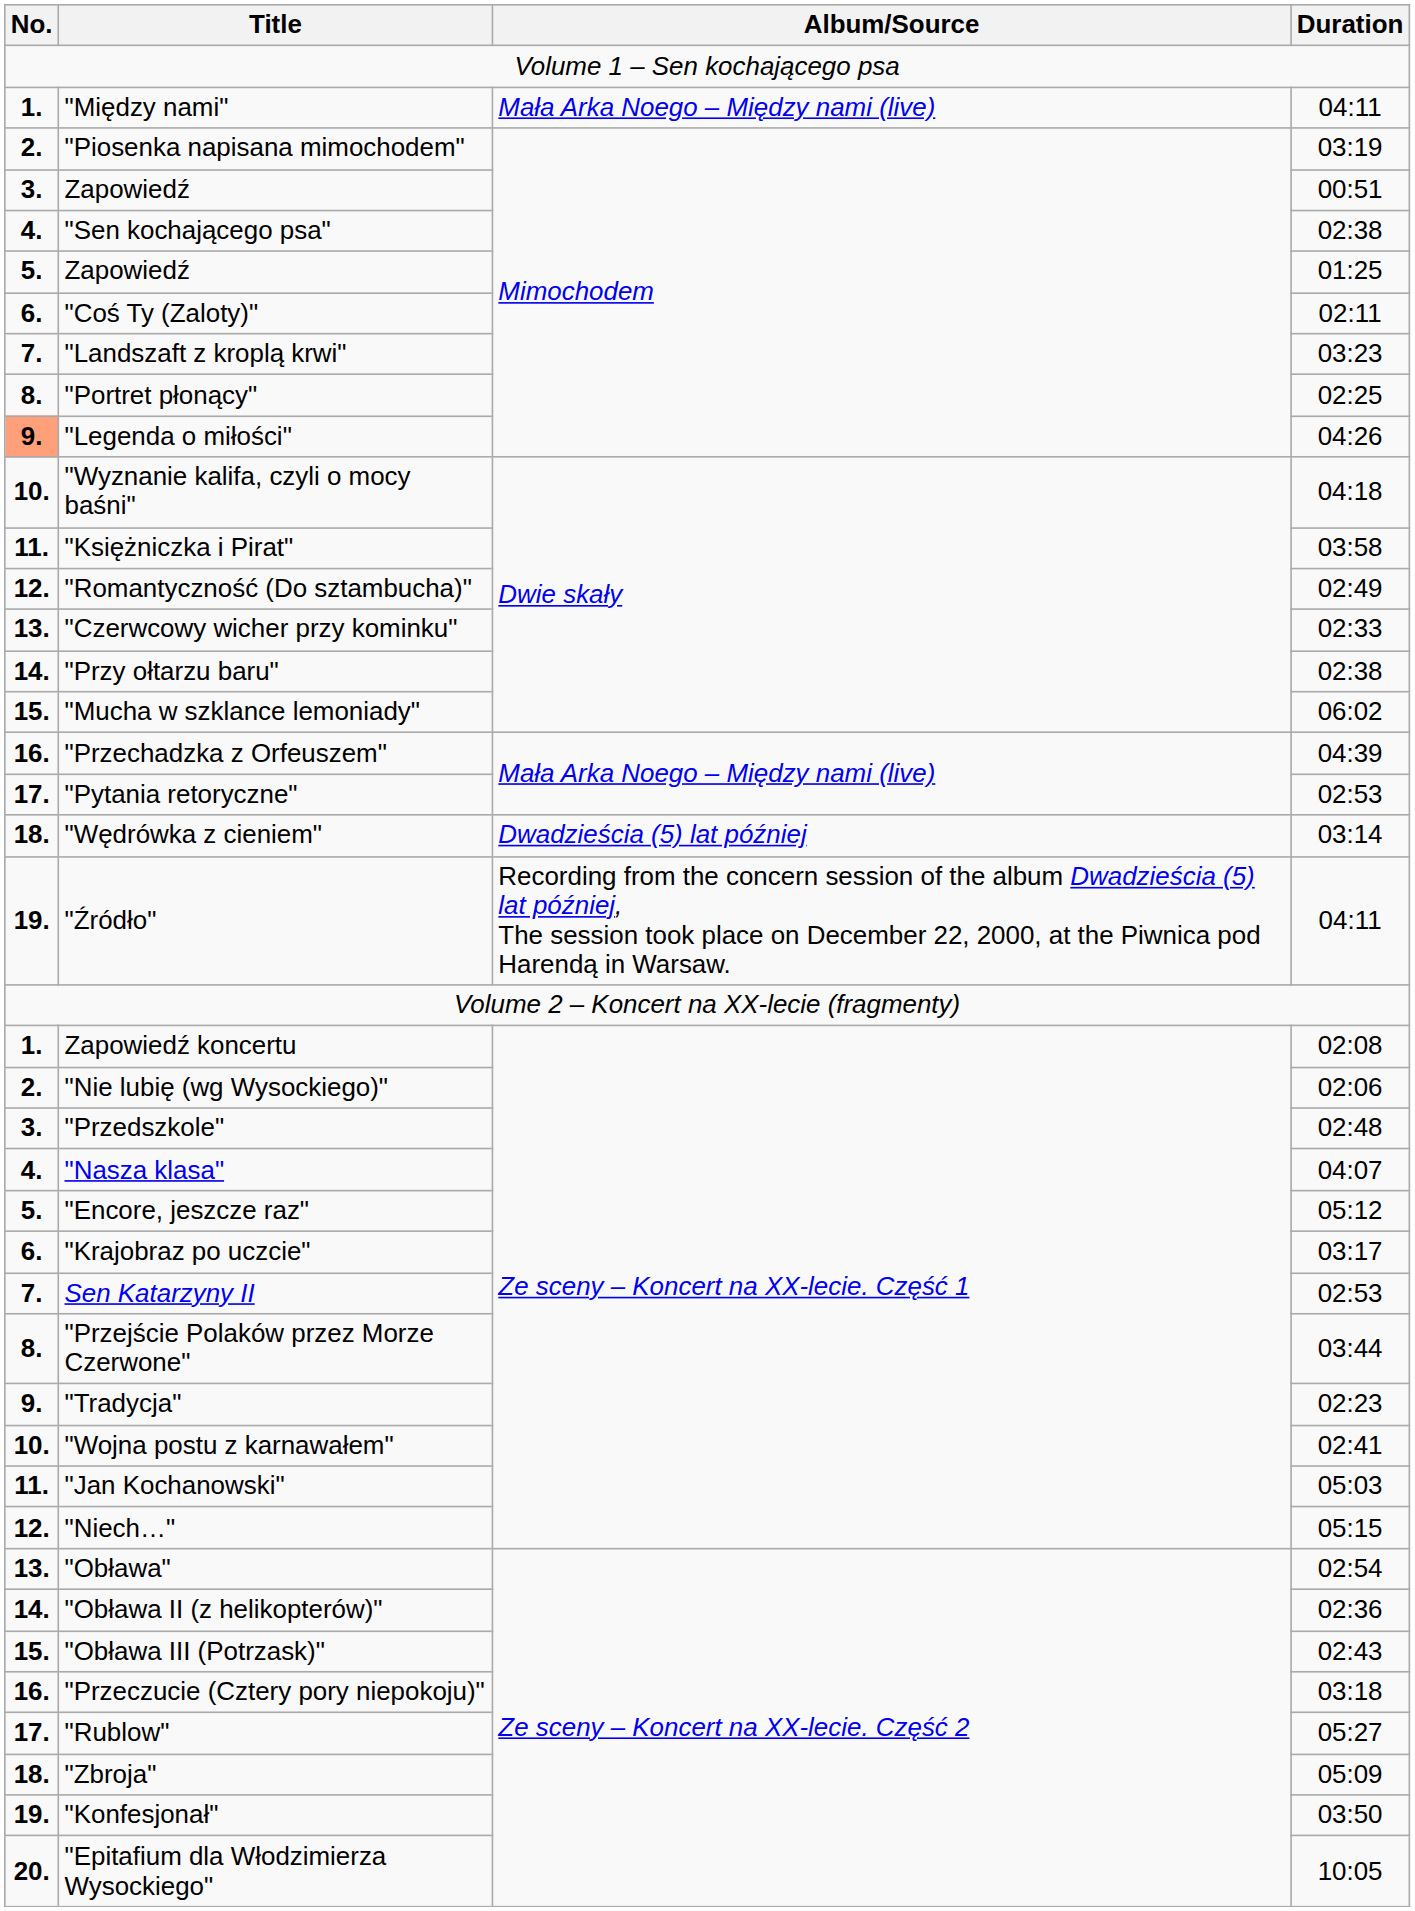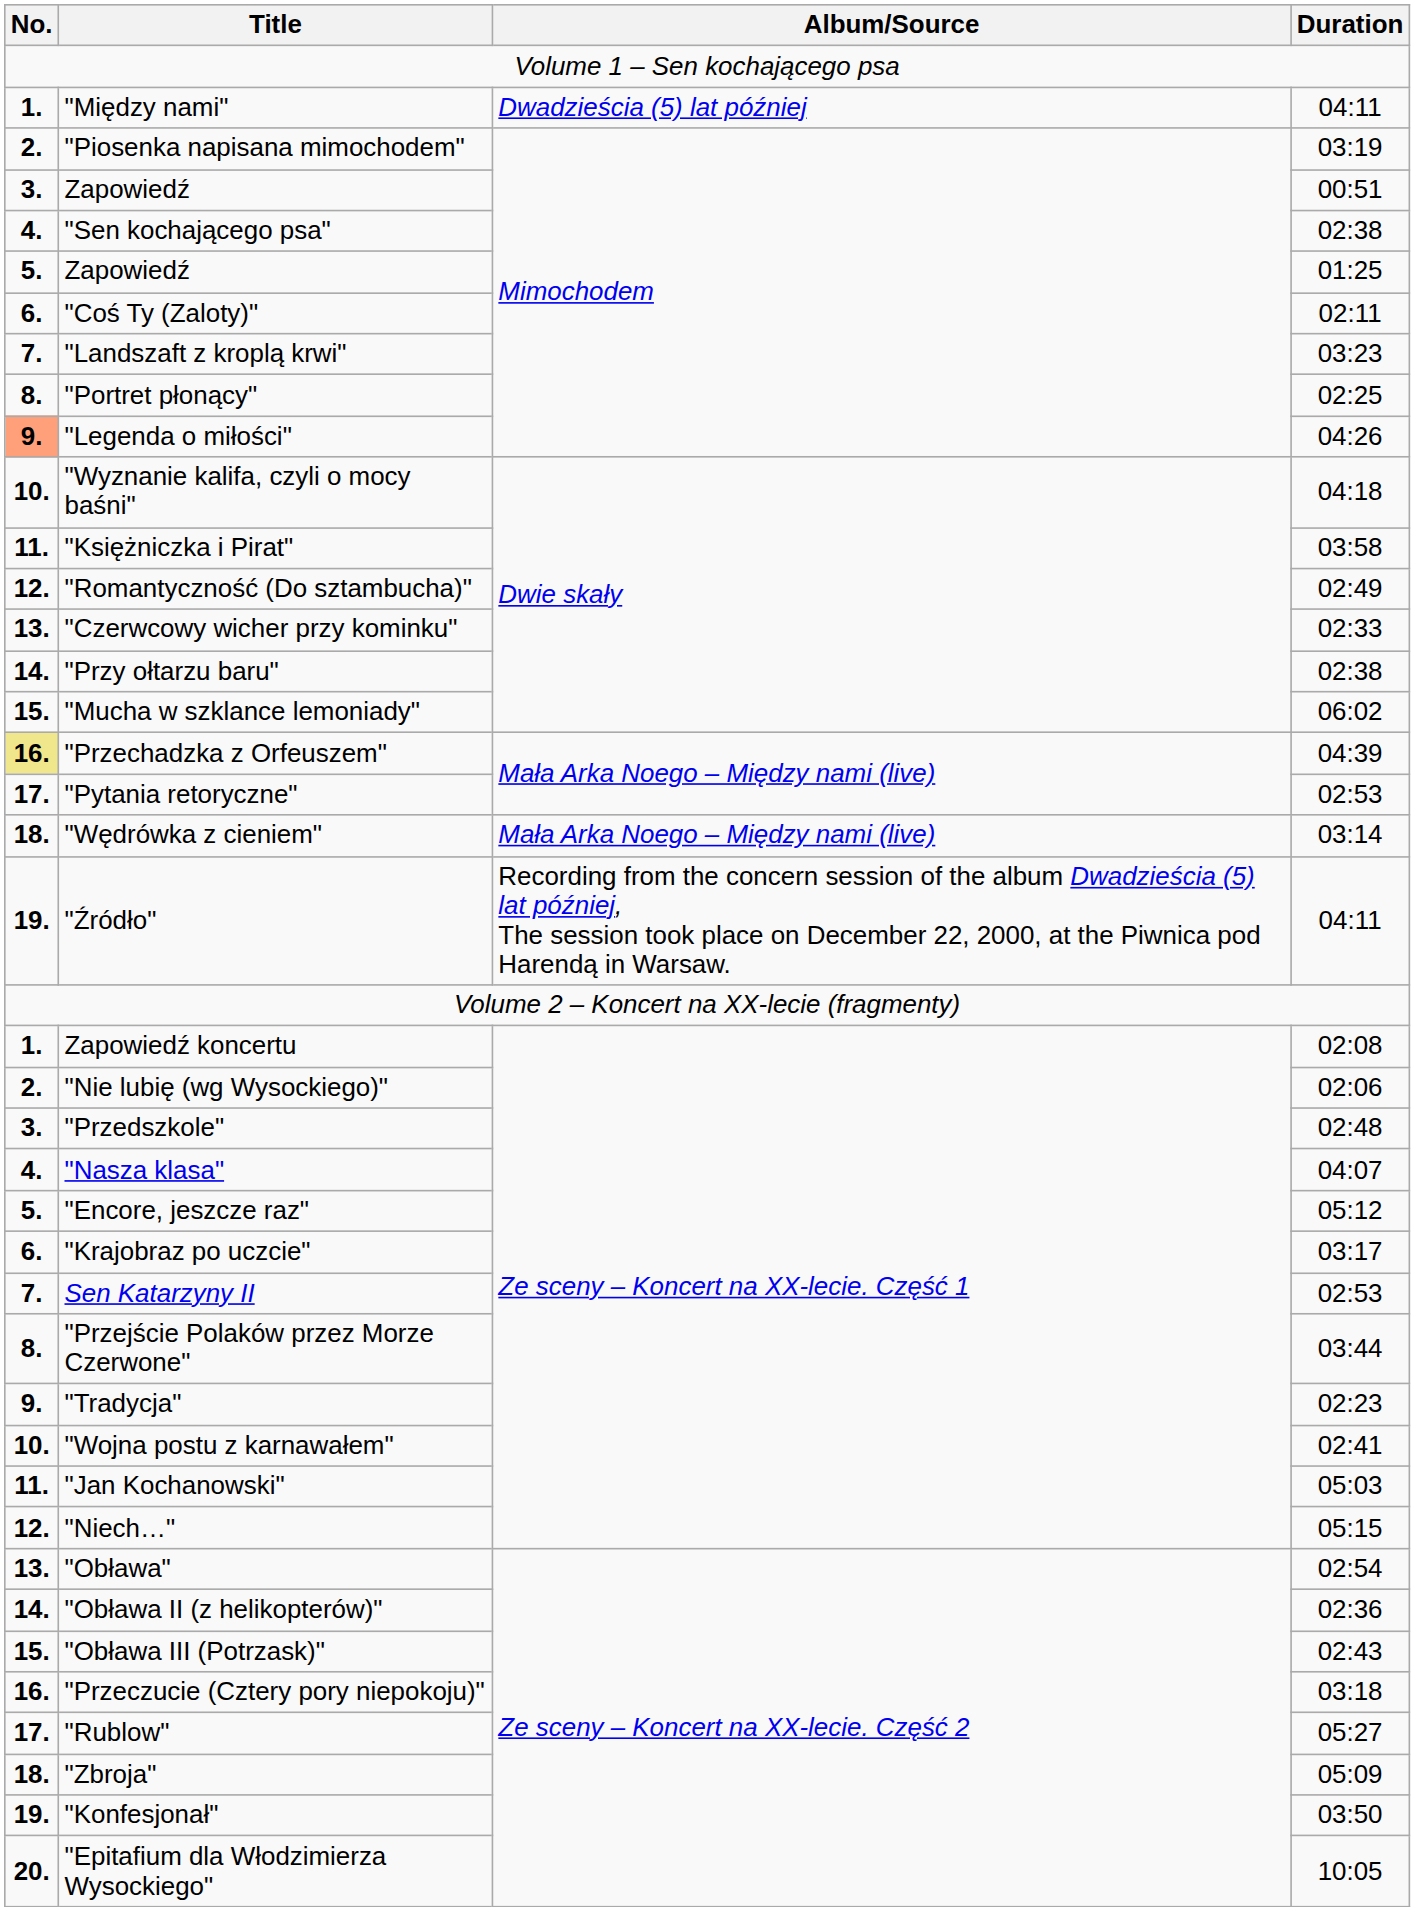(717, 107) Mała Arka Noego – Między nami (live) -> (653, 107) Dwadzieścia (5) lat później
(32, 753) no background -> (32, 753) khaki background
(653, 835) Dwadzieścia (5) lat później -> (717, 835) Mała Arka Noego – Między nami (live)
